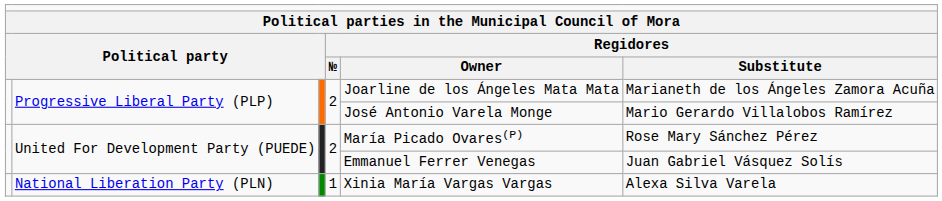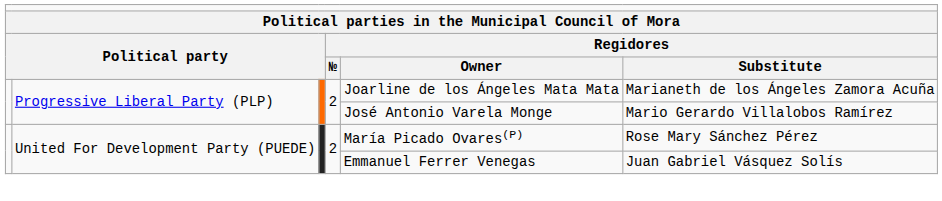- row: (144, 185)
